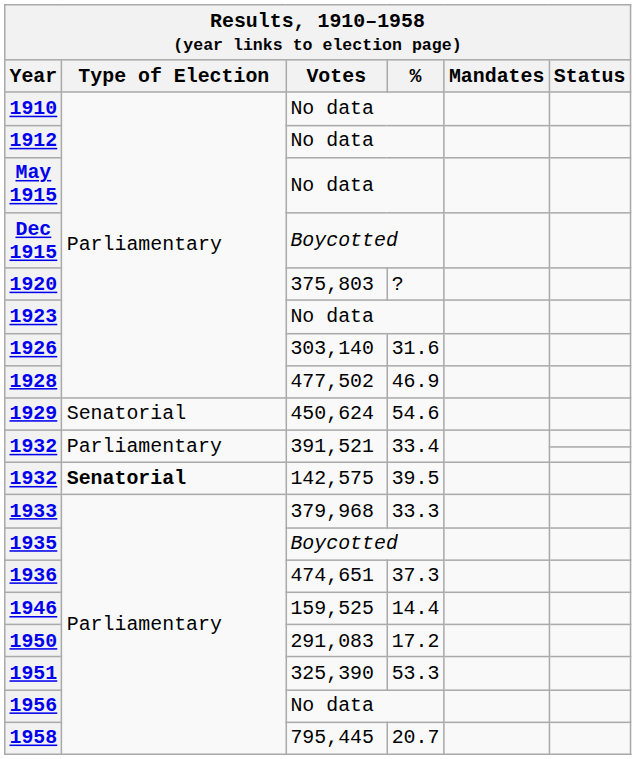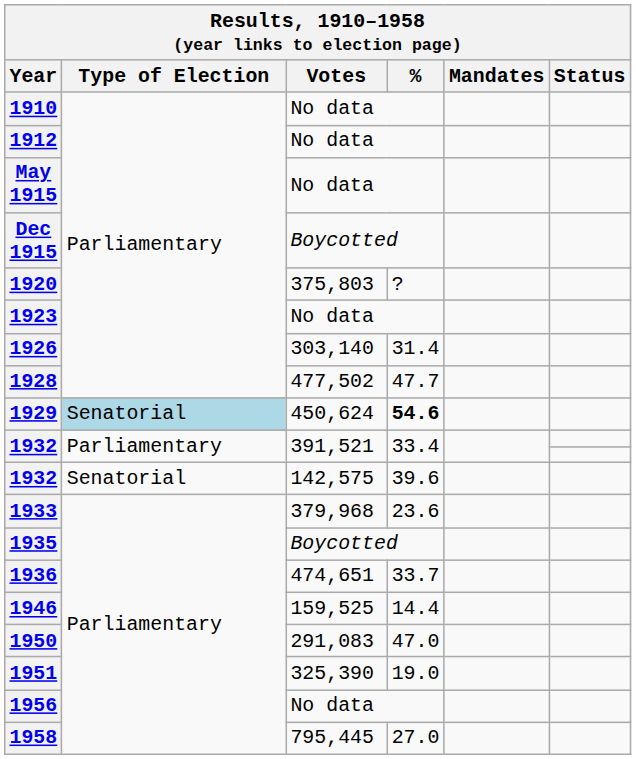(416, 349) 31.6 -> (416, 349) 31.4
(416, 382) 46.9 -> (416, 382) 47.7
(126, 414) no background -> (126, 414) lightblue background
(416, 414) normal -> (416, 414) bold
(126, 479) bold -> (126, 479) normal
(416, 479) 39.5 -> (416, 479) 39.6
(416, 511) 33.3 -> (416, 511) 23.6
(416, 576) 37.3 -> (416, 576) 33.7
(416, 641) 17.2 -> (416, 641) 47.0
(416, 673) 53.3 -> (416, 673) 19.0
(416, 738) 20.7 -> (416, 738) 27.0
